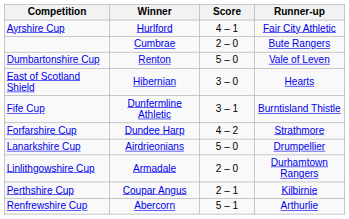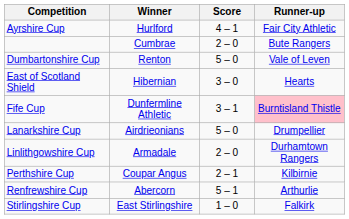(299, 109) no background -> (299, 109) pink background
- row: (42, 131)
+ row: (44, 206)
